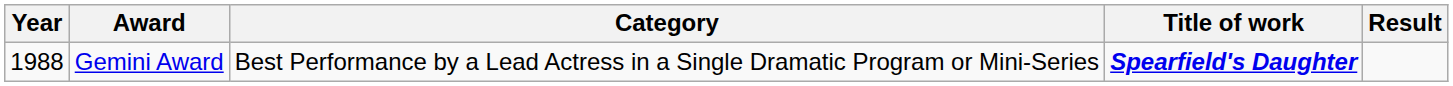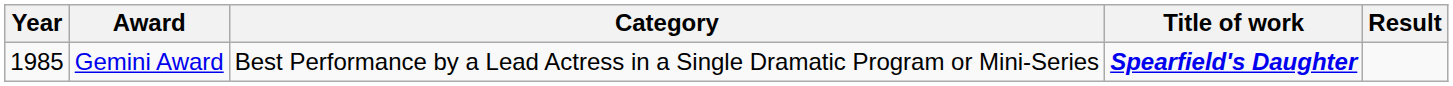(37, 61) 1988 -> (37, 61) 1985
